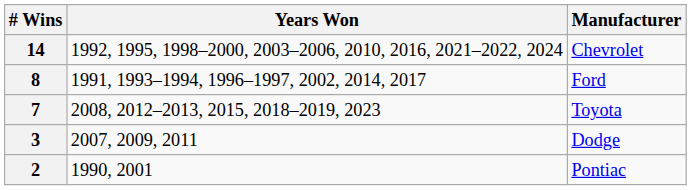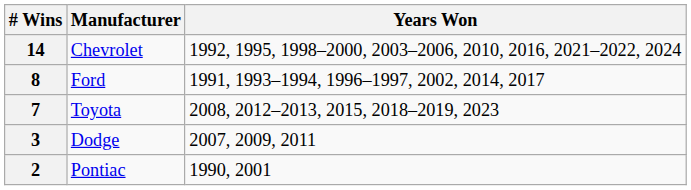columns swapped: (626, 19) <-> (317, 19)
